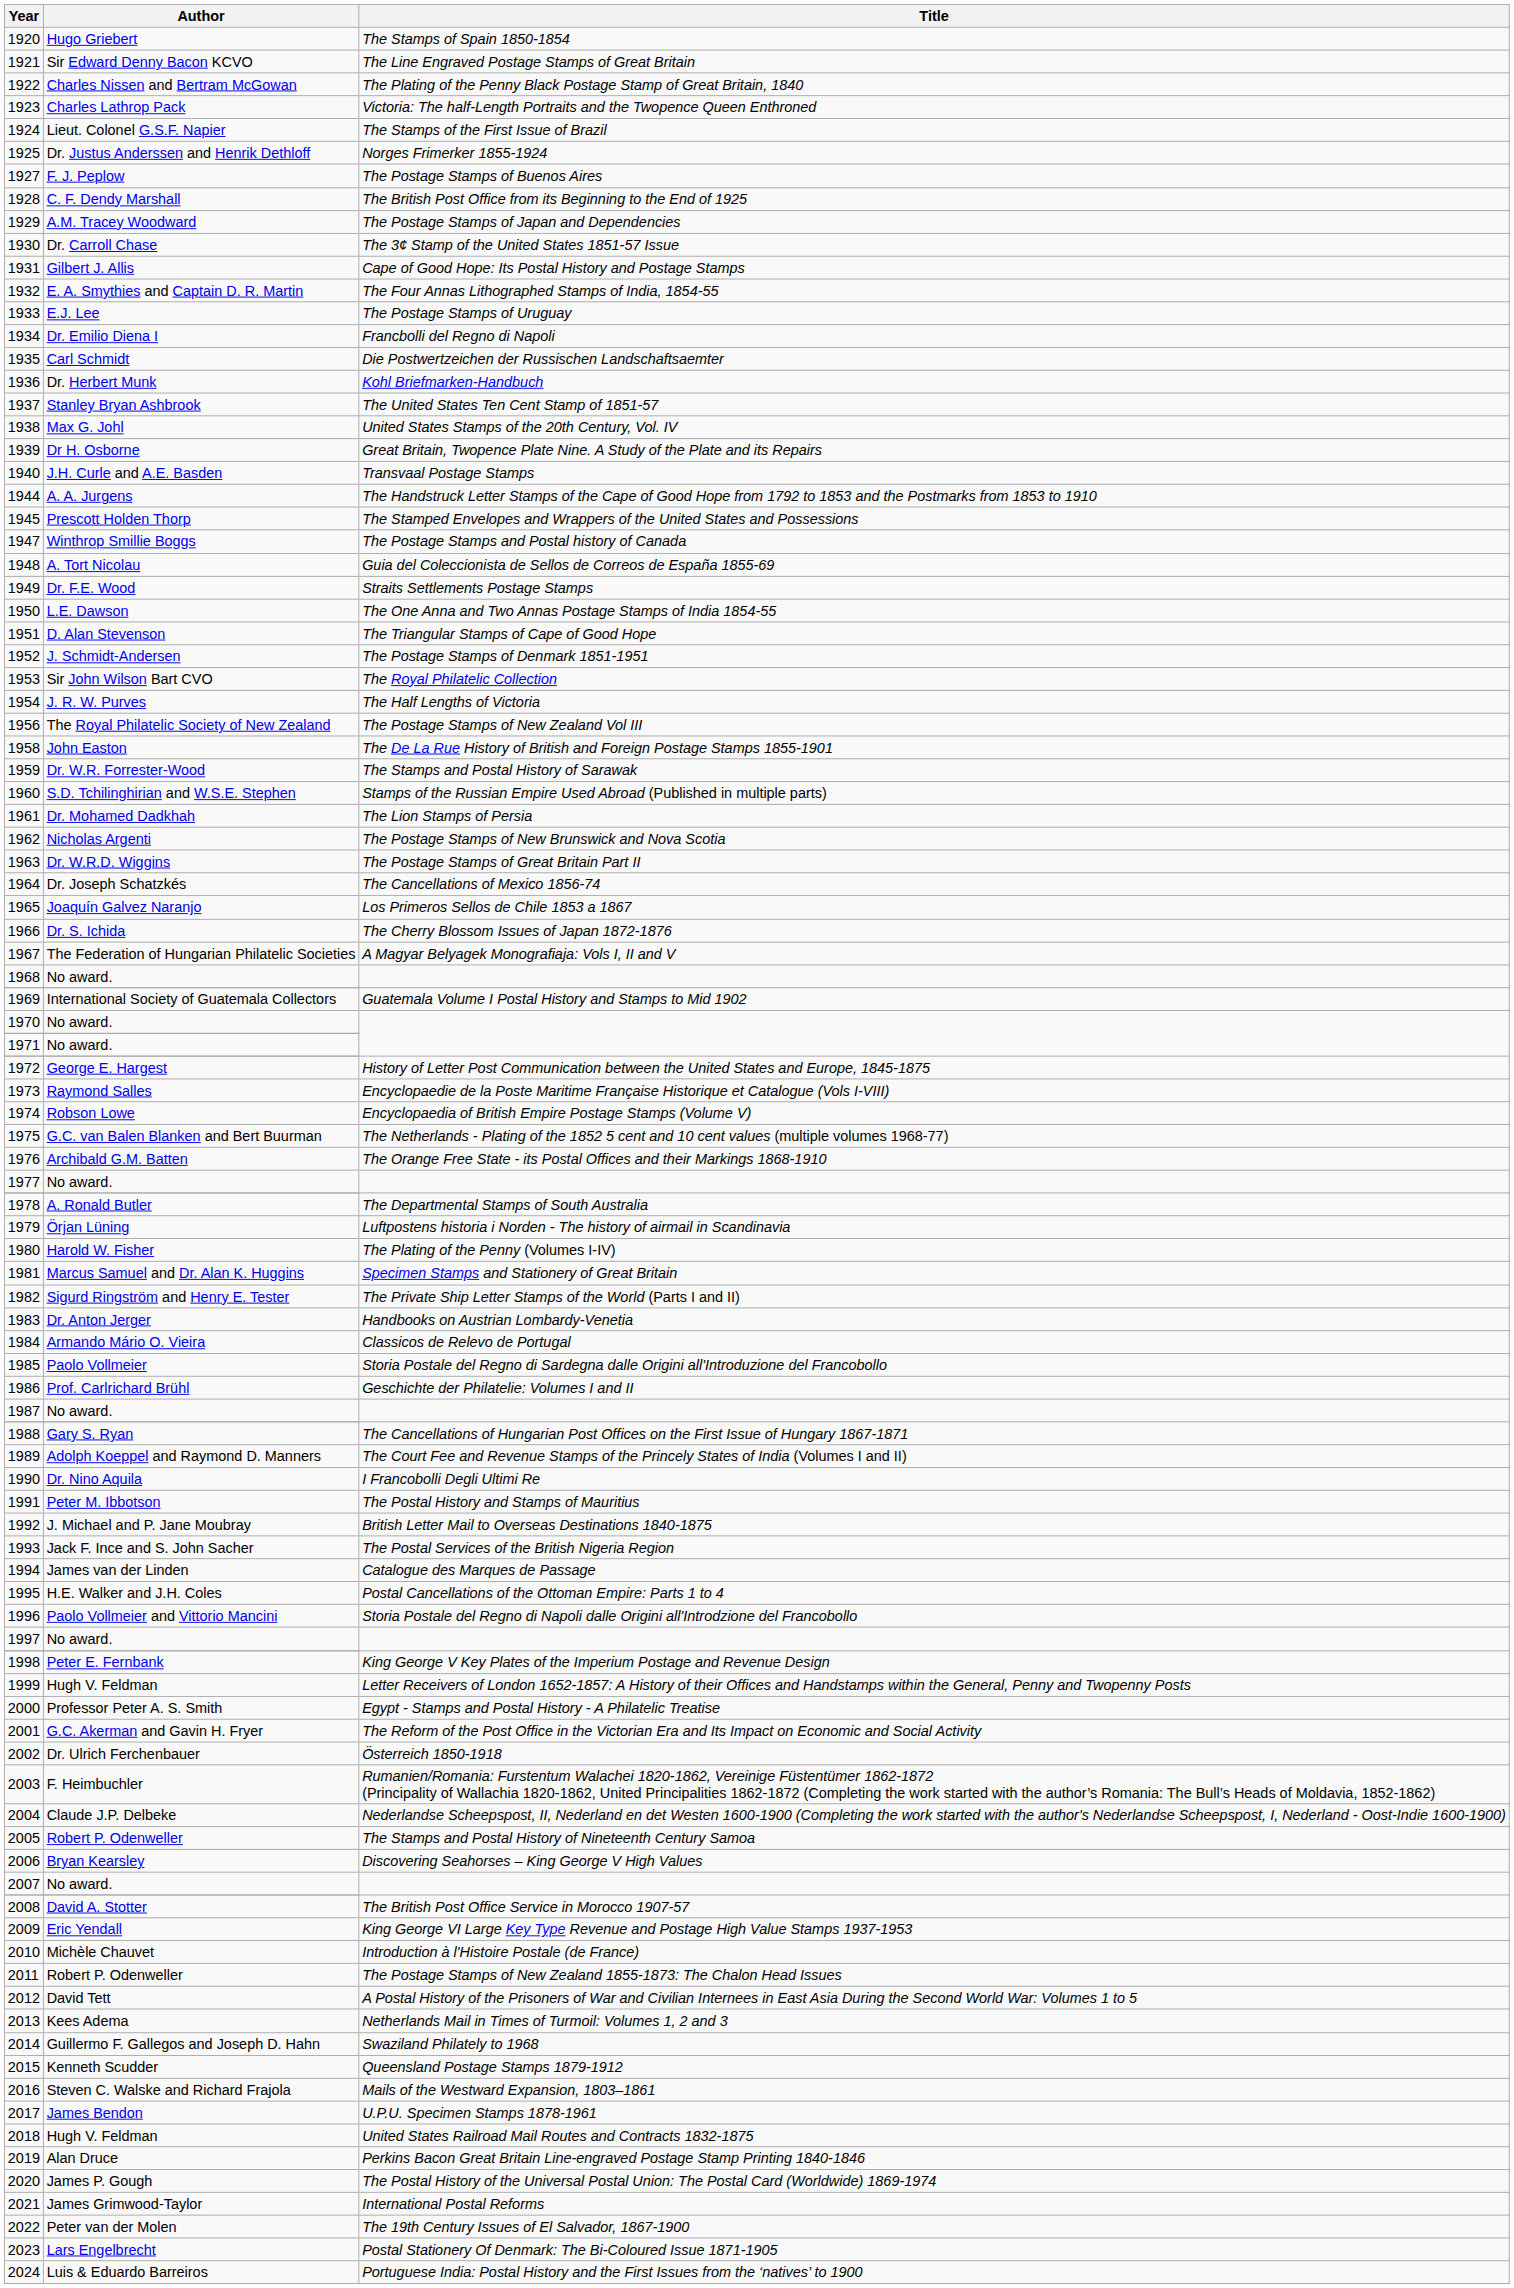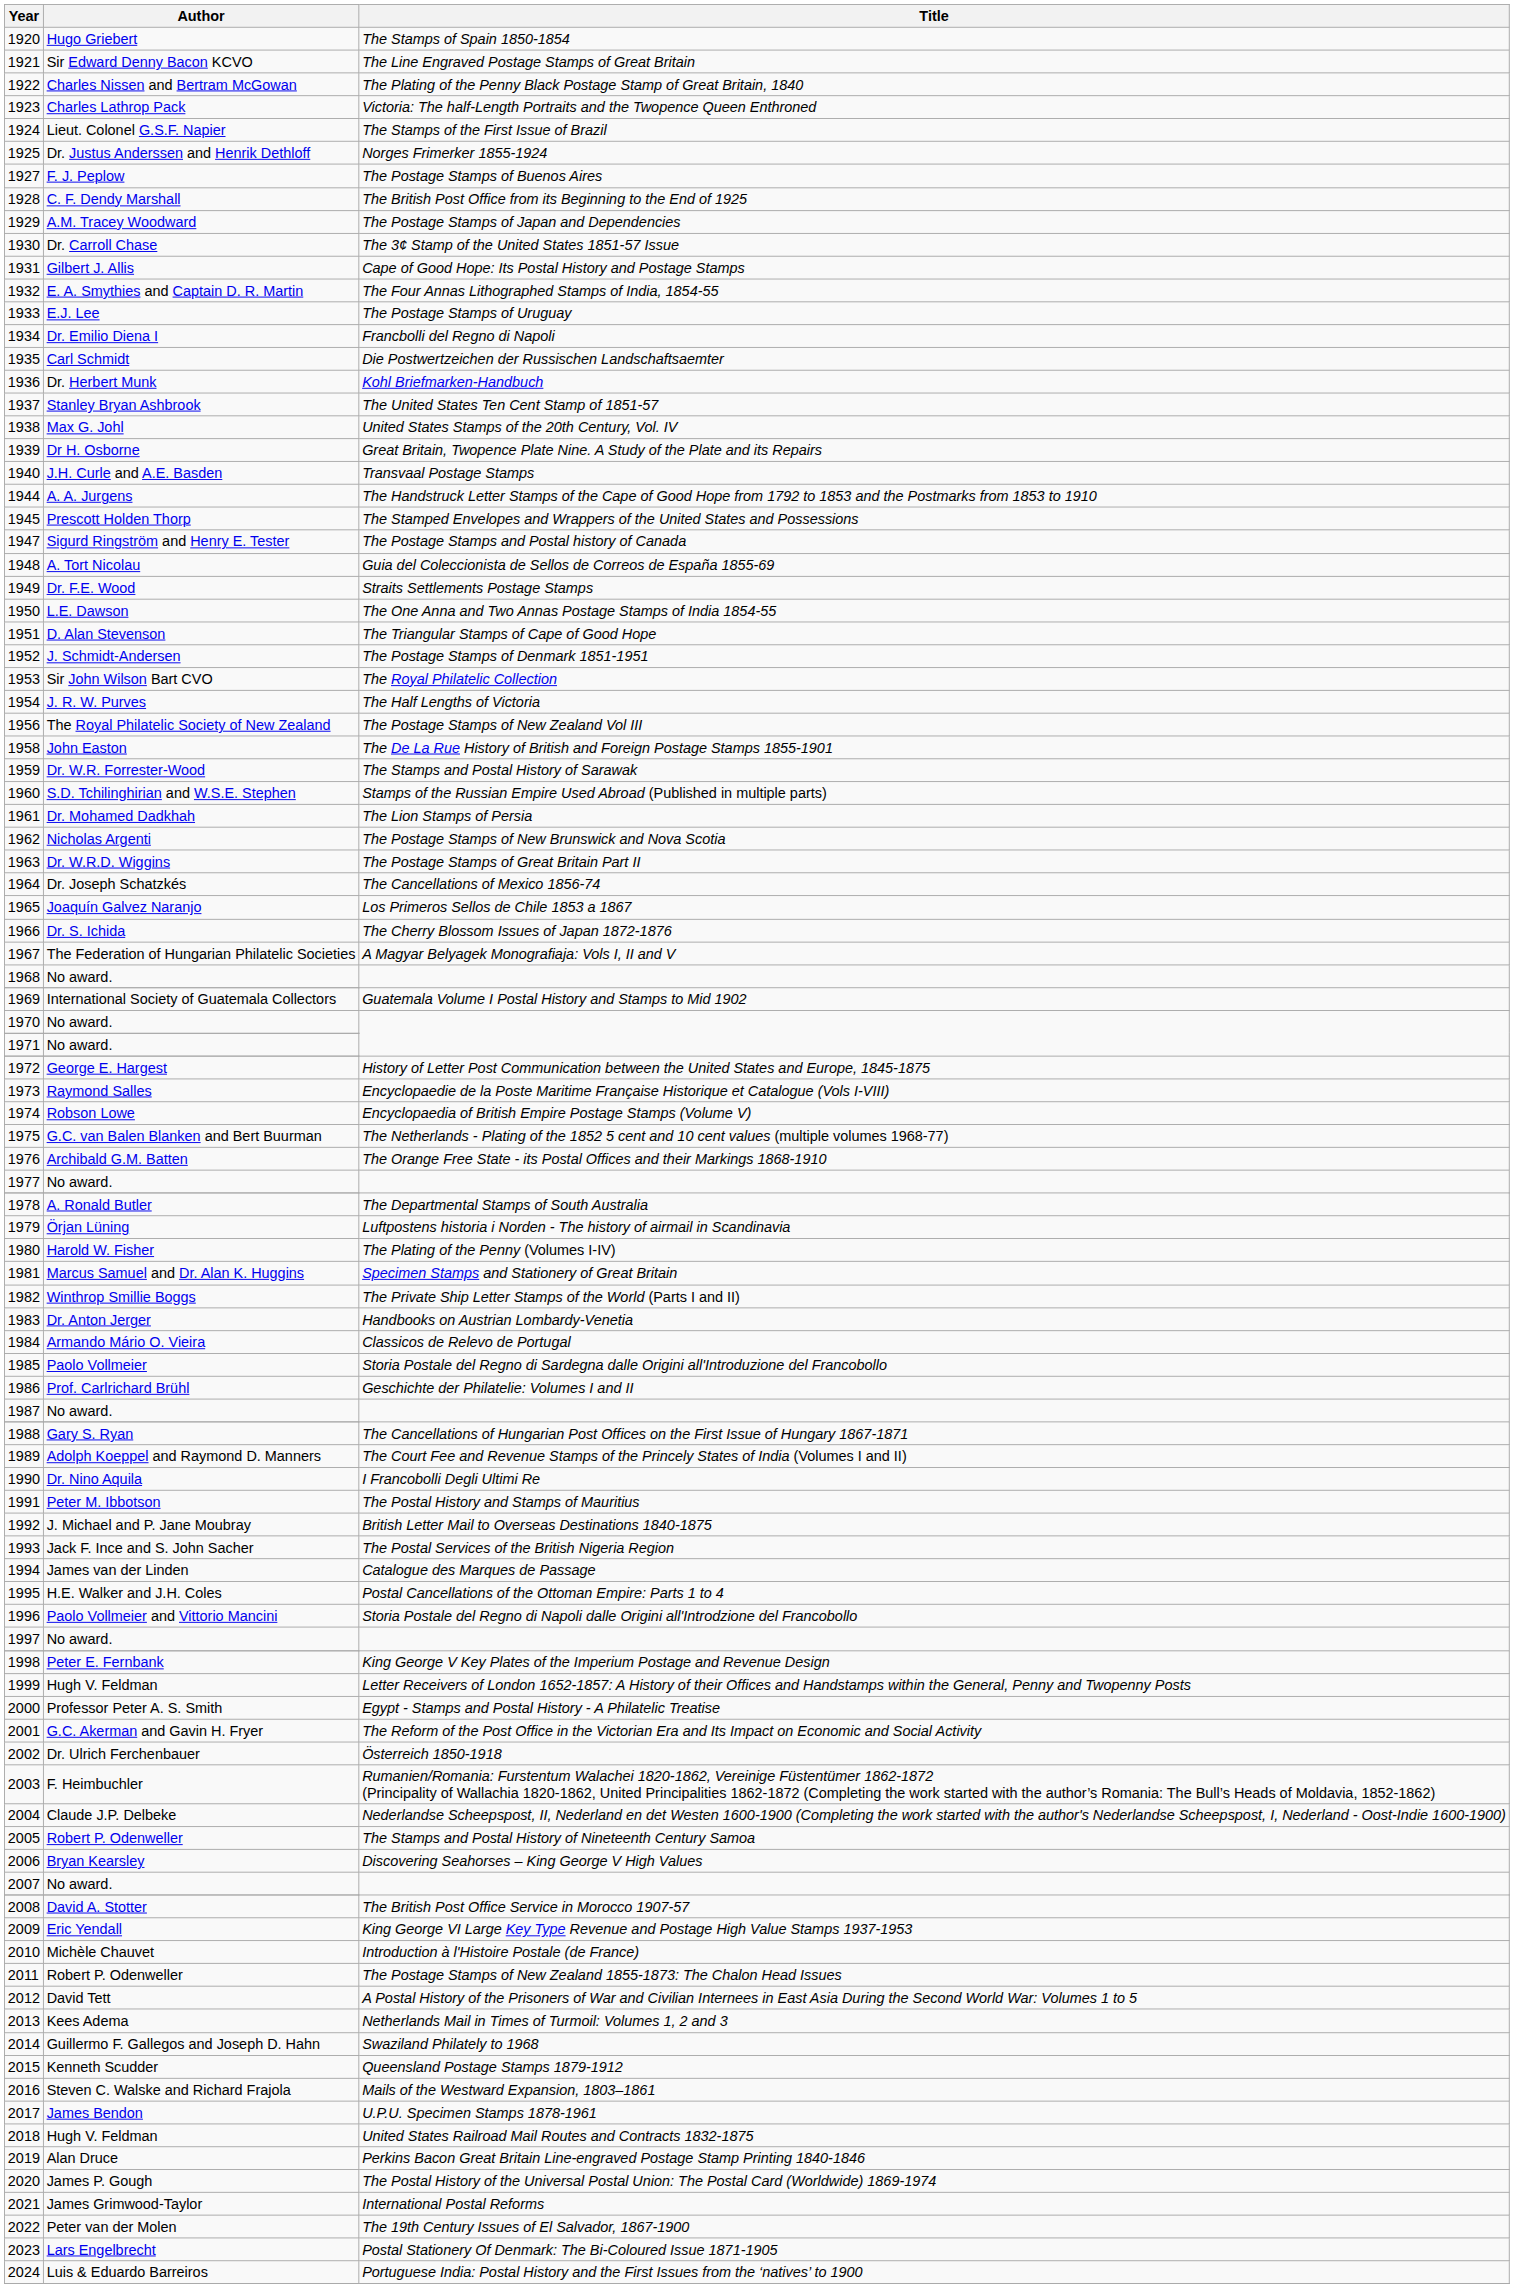(121, 542) Winthrop Smillie Boggs -> (168, 542) Sigurd Ringström and Henry E. Tester
(168, 1296) Sigurd Ringström and Henry E. Tester -> (121, 1296) Winthrop Smillie Boggs
